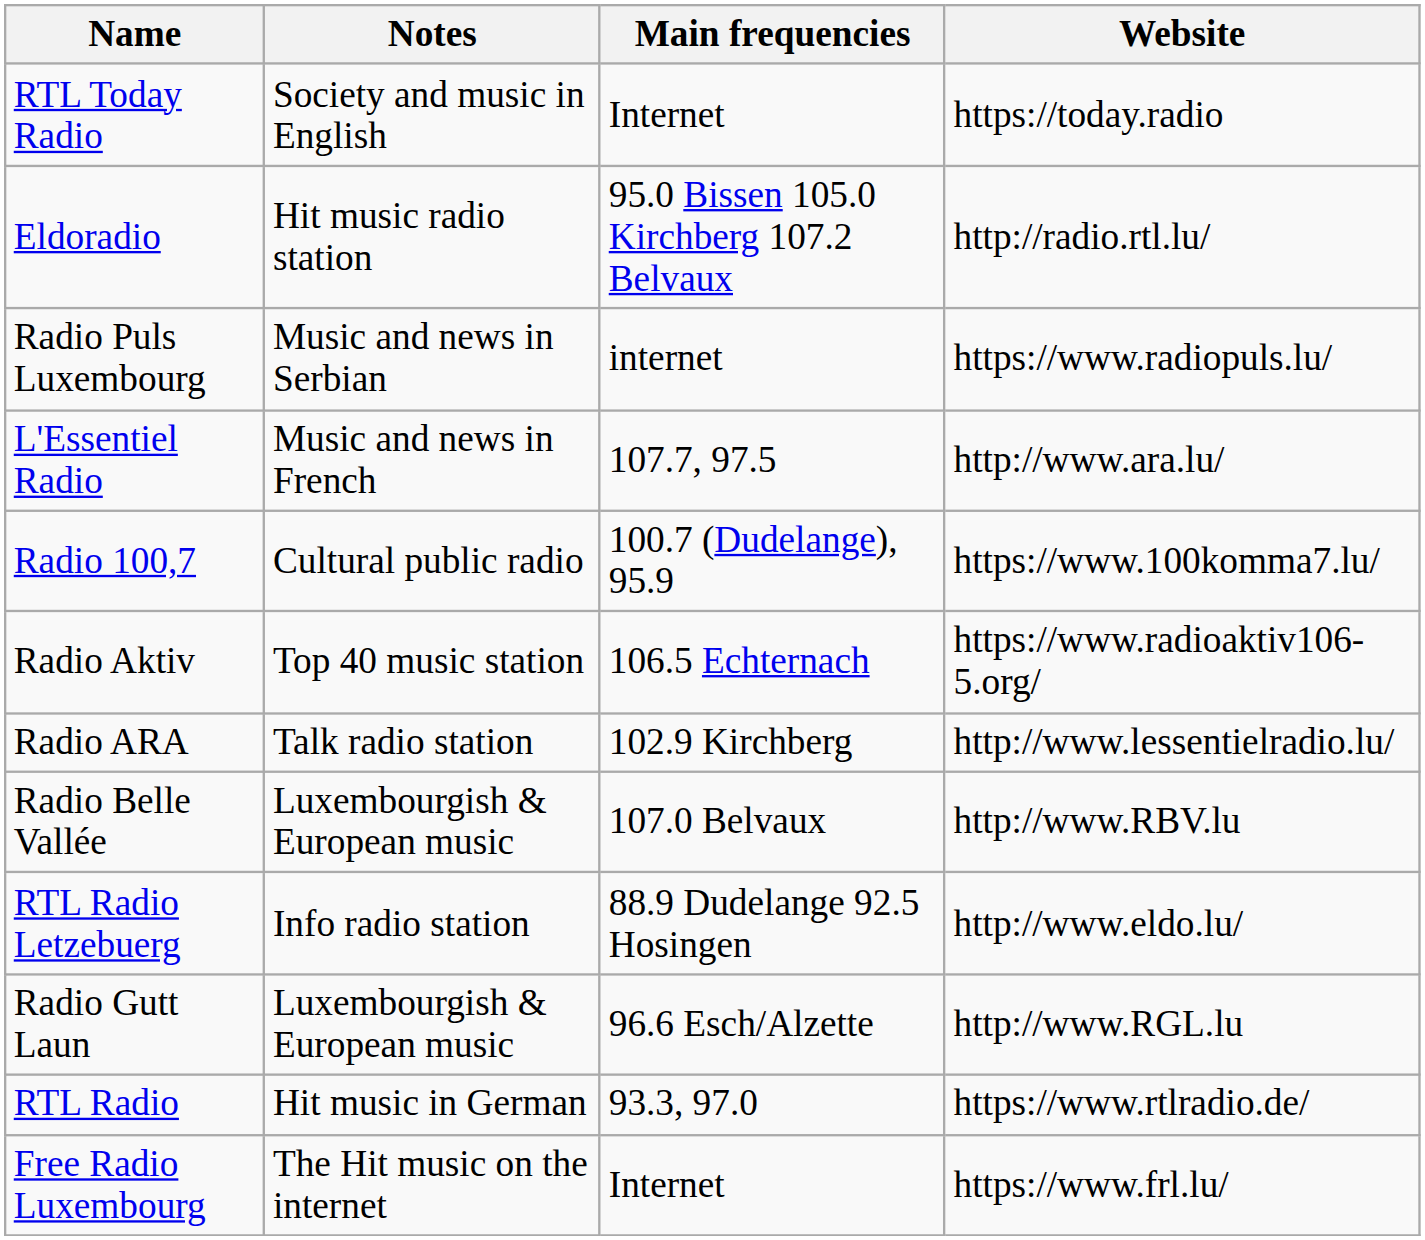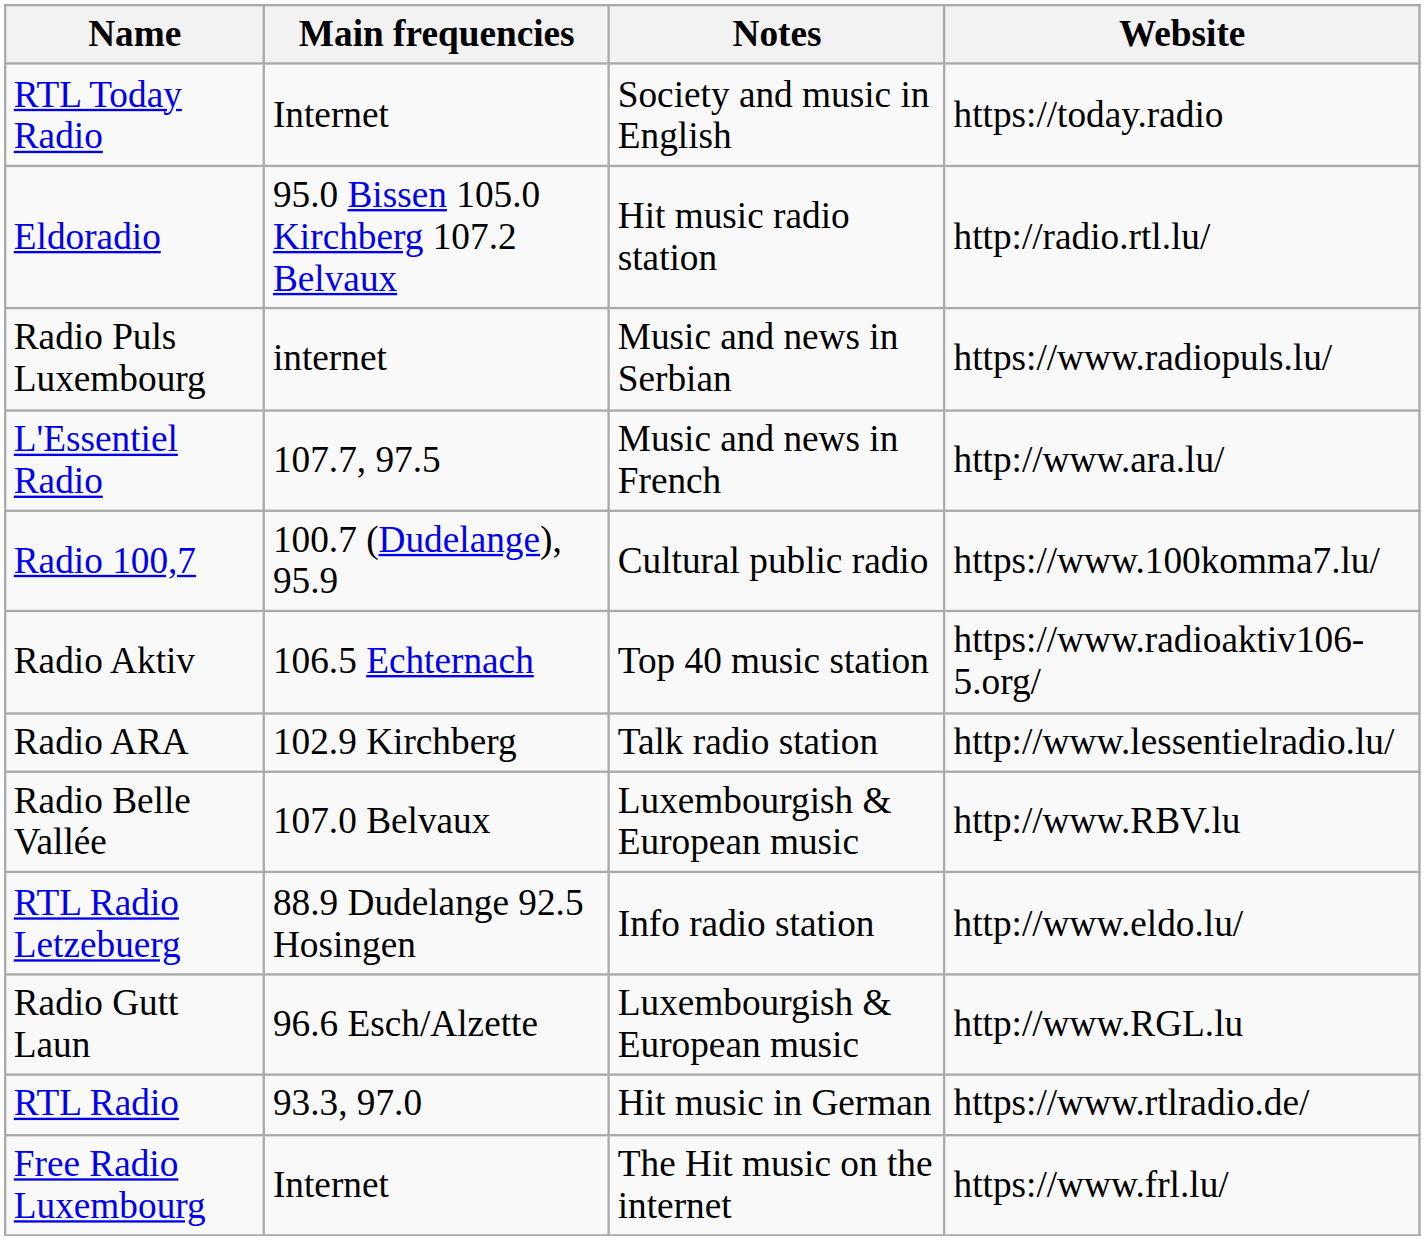columns swapped: (773, 34) <-> (432, 34)
